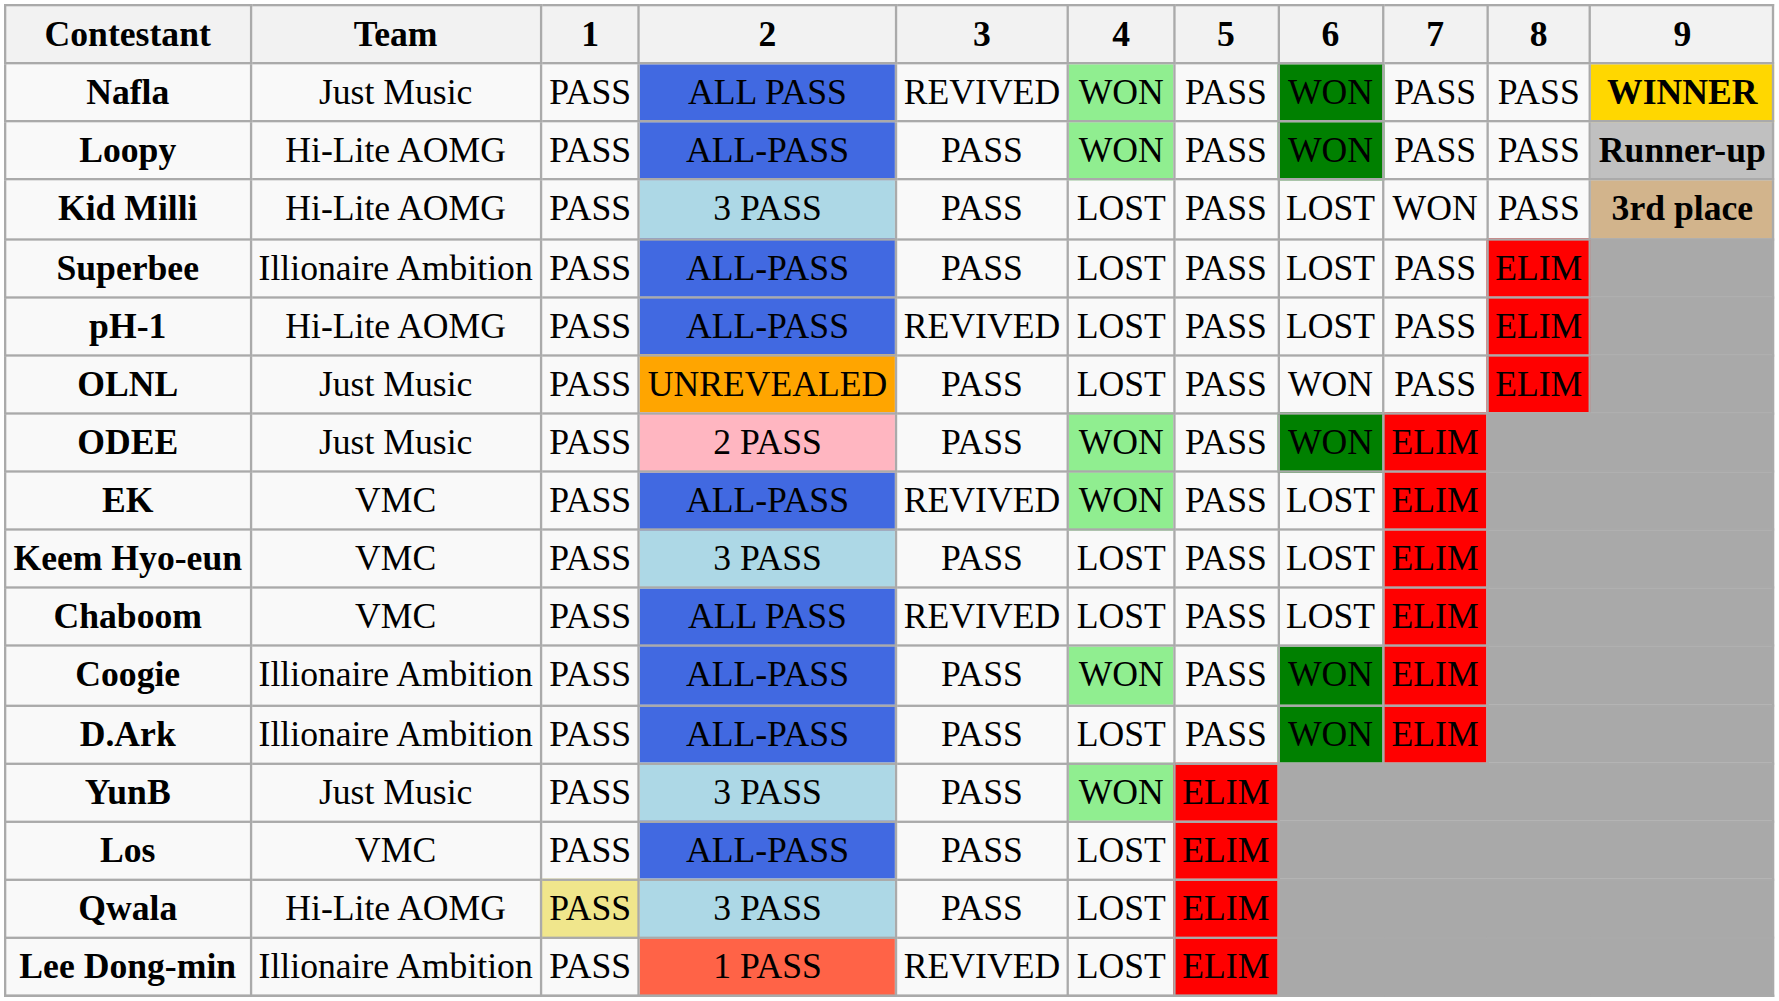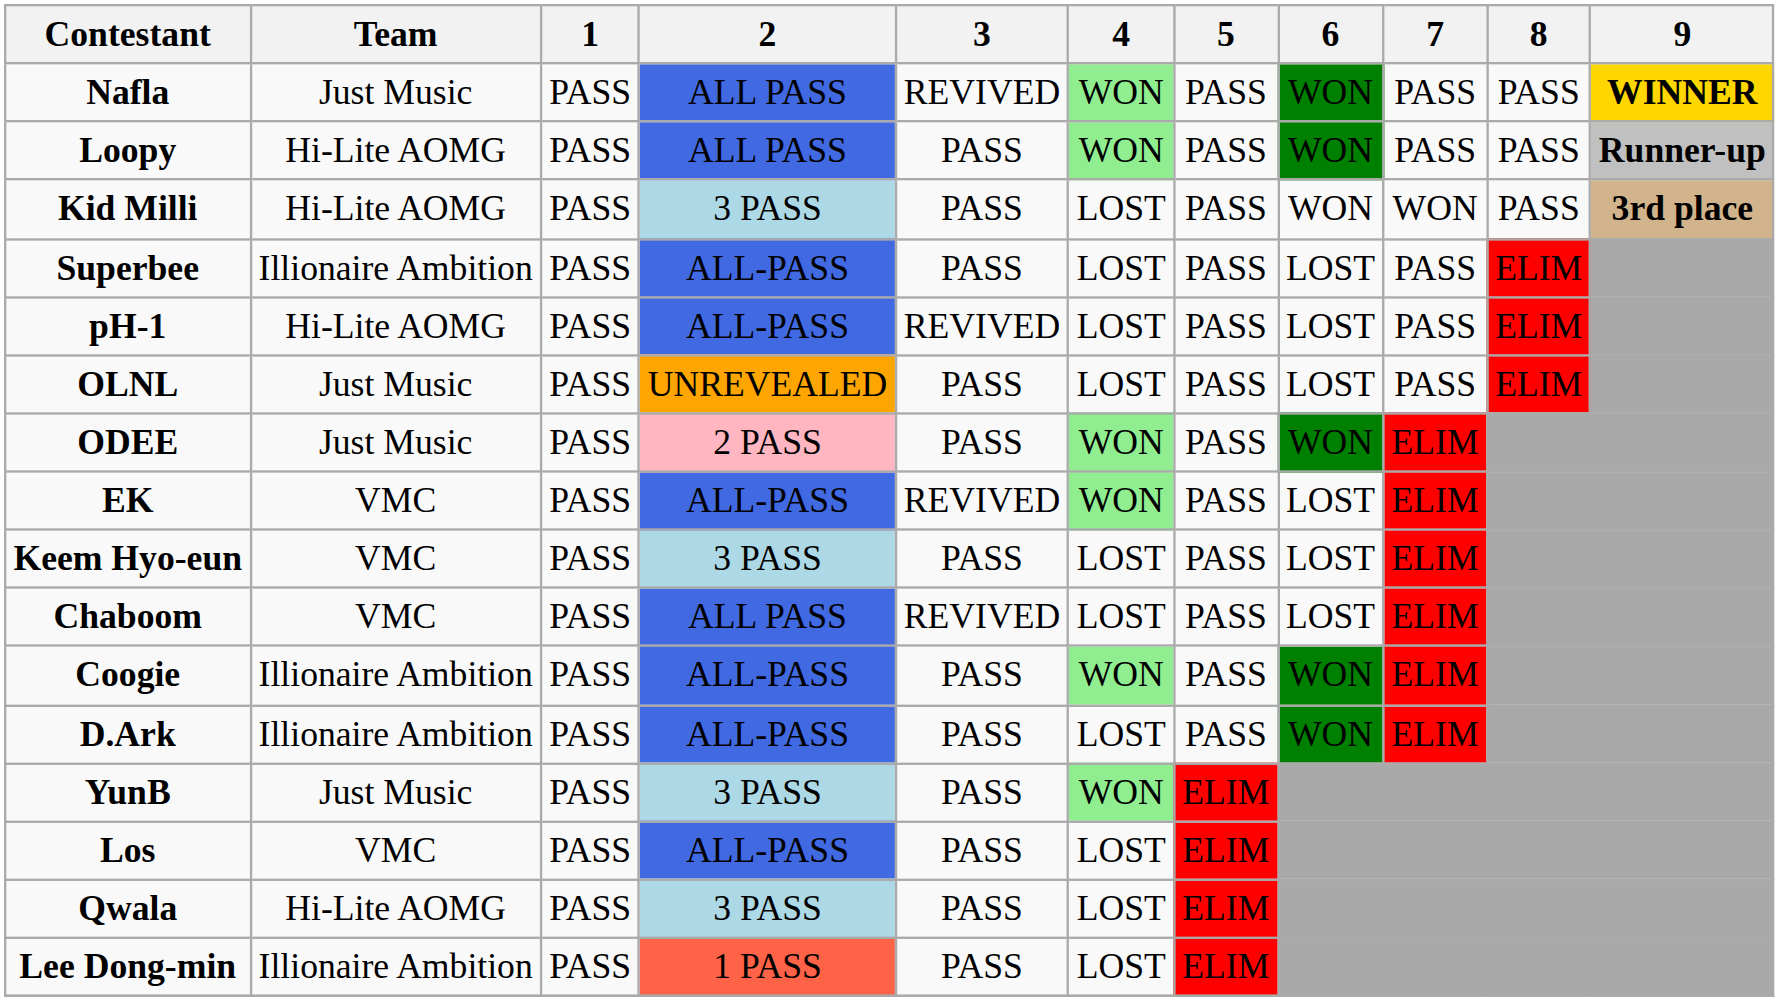(767, 150) ALL-PASS -> (767, 150) ALL PASS
(1330, 208) LOST -> (1330, 208) WON
(1330, 383) WON -> (1330, 383) LOST
(590, 908) khaki background -> (590, 908) no background
(982, 966) REVIVED -> (982, 966) PASS
